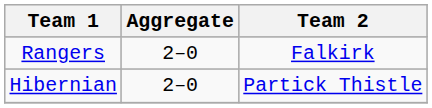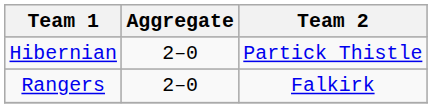rows swapped: (63, 53) <-> (63, 86)
